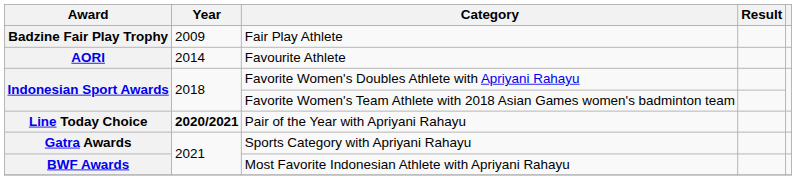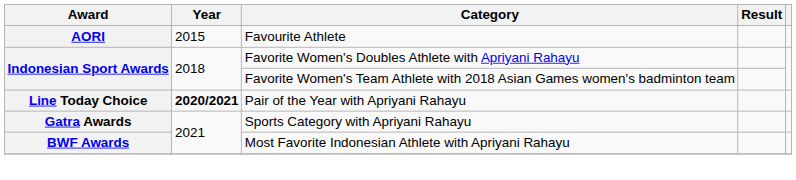- row: (294, 36)
(190, 57) 2014 -> (190, 36) 2015
